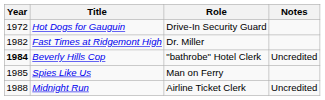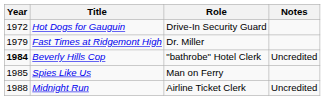(17, 42) 1982 -> (17, 42) 1979
